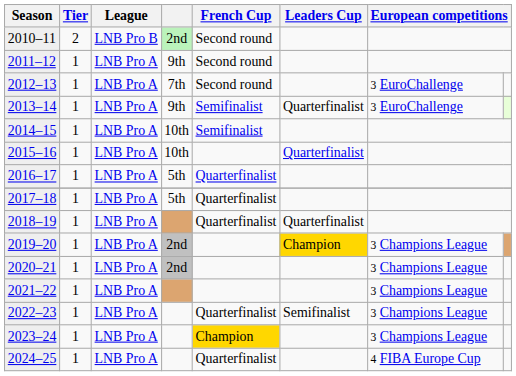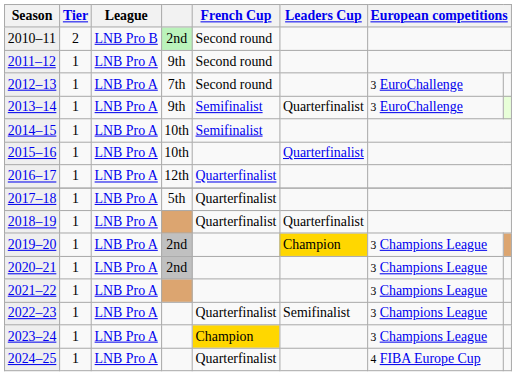(177, 175) 5th -> (177, 175) 12th
